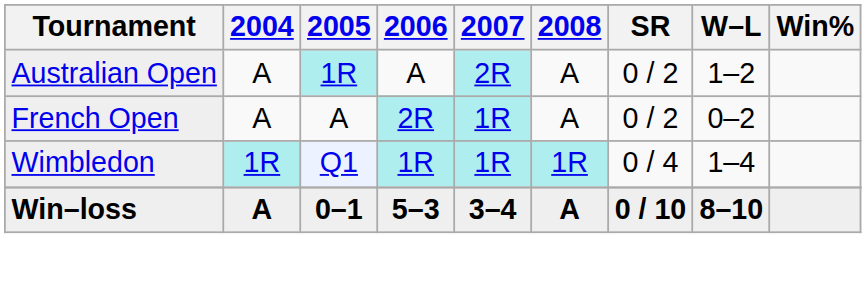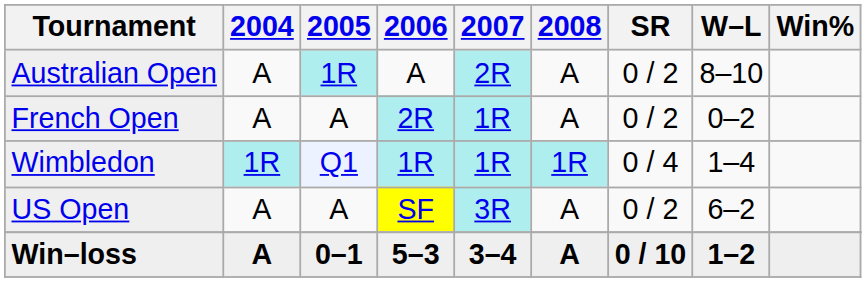(731, 72) 1–2 -> (731, 72) 8–10
+ row: (70, 208)
(731, 208) 8–10 -> (731, 254) 1–2
